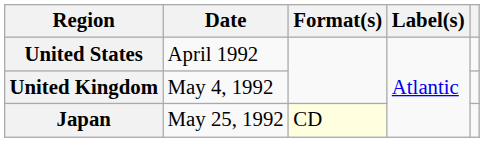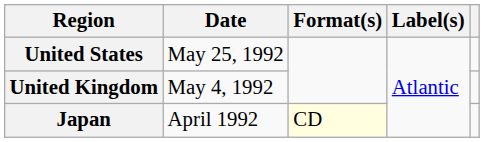(213, 53) April 1992 -> (226, 53) May 25, 1992
(226, 119) May 25, 1992 -> (213, 119) April 1992
